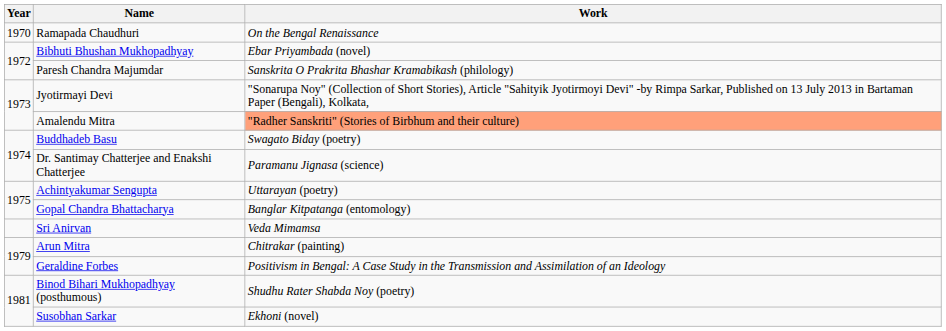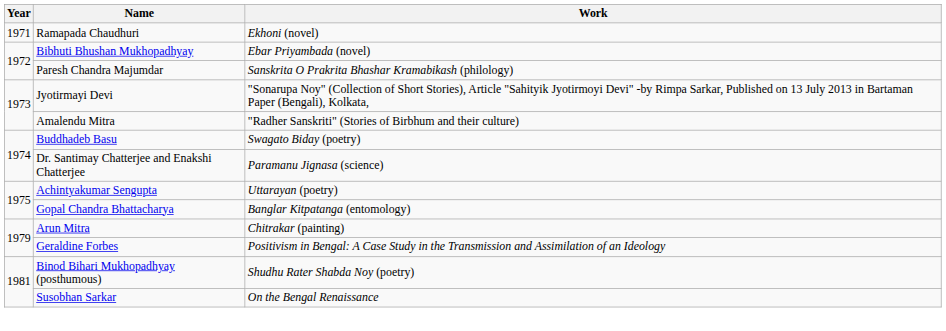(19, 32) 1970 -> (19, 32) 1971
(313, 32) On the Bengal Renaissance -> (283, 32) Ekhoni (novel)
(383, 121) lightsalmon background -> (383, 121) no background
- row: (64, 228)
(283, 316) Ekhoni (novel) -> (313, 297) On the Bengal Renaissance
